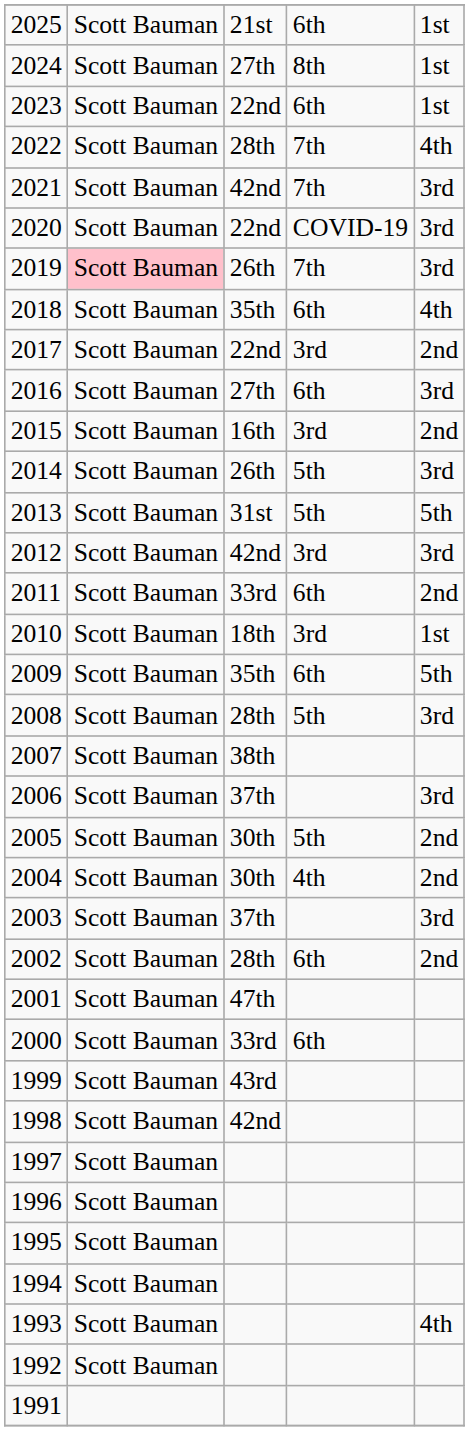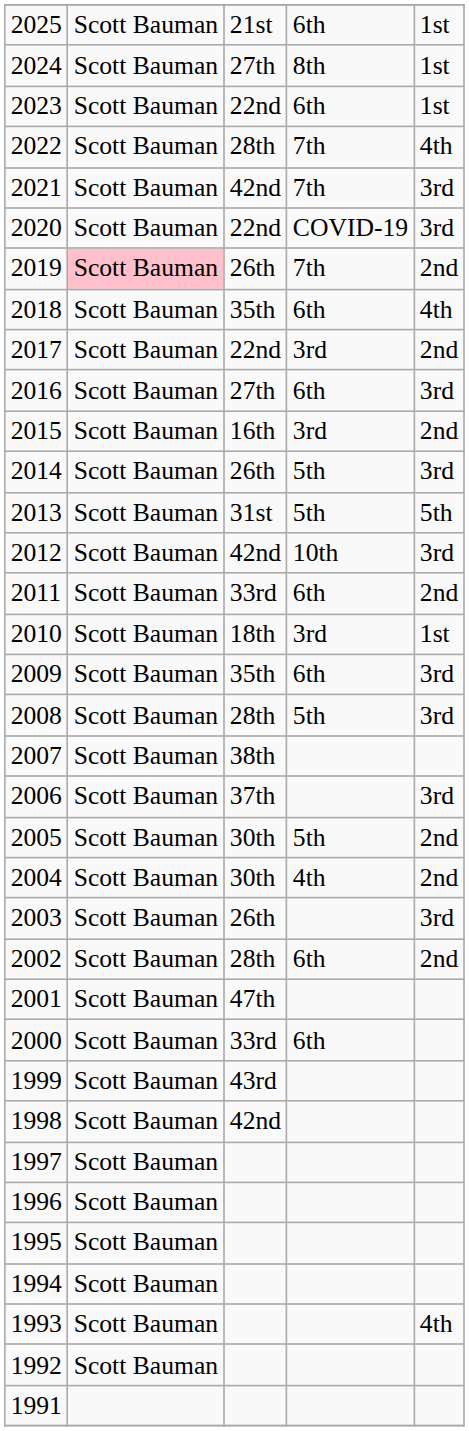(437, 268) 3rd -> (439, 268) 2nd
(310, 552) 3rd -> (316, 552) 10th
(436, 674) 5th -> (437, 674) 3rd
(253, 918) 37th -> (253, 918) 26th
